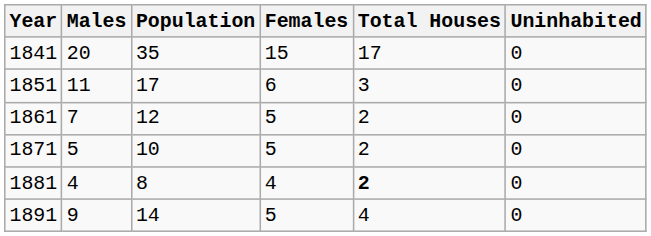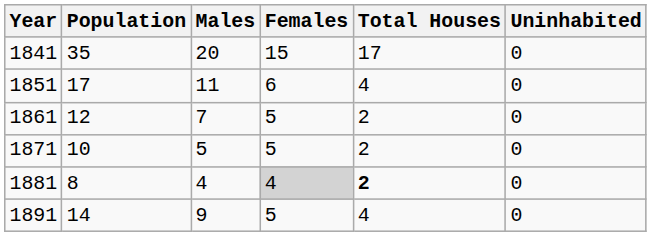columns swapped: (196, 21) <-> (97, 21)
(364, 86) 3 -> (364, 86) 4
(271, 183) no background -> (271, 183) lightgrey background
